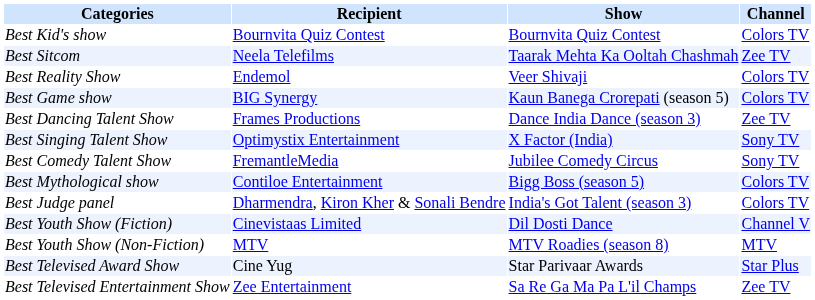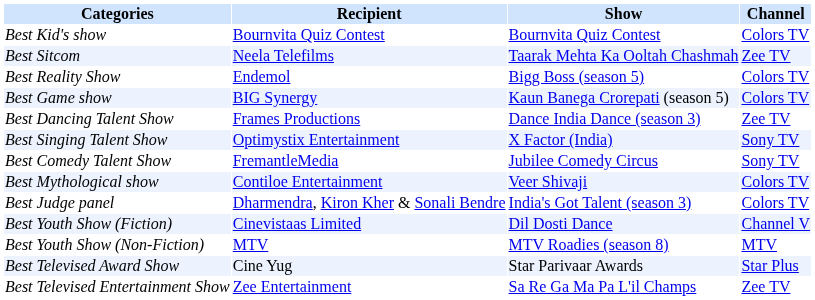(548, 76) Veer Shivaji -> (576, 76) Bigg Boss (season 5)
(576, 182) Bigg Boss (season 5) -> (548, 182) Veer Shivaji
